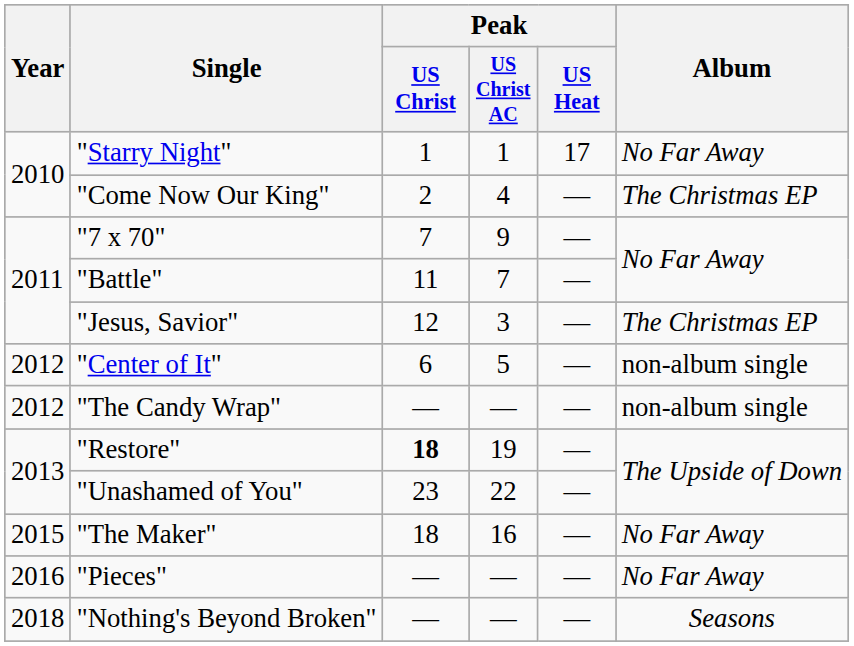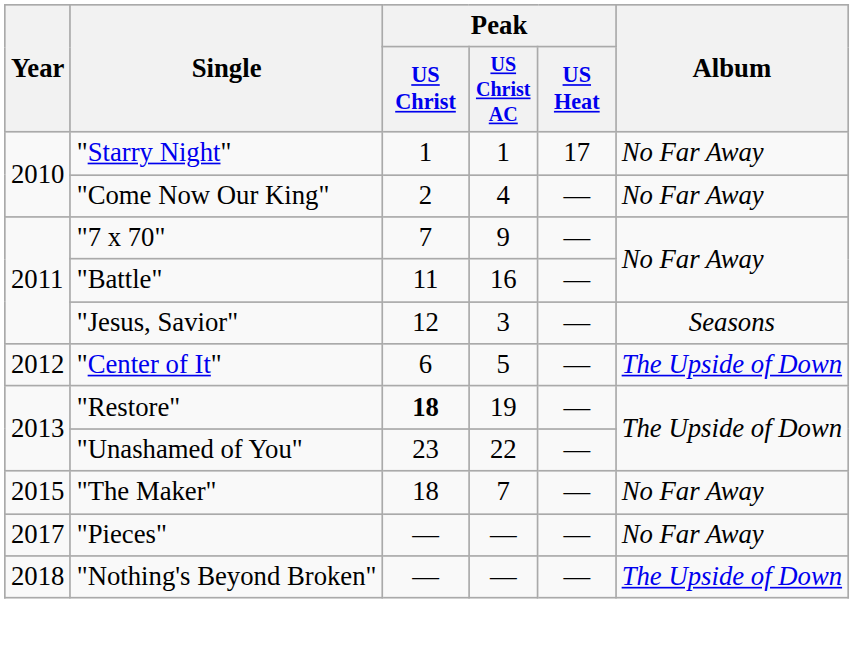(720, 195) The Christmas EP -> (693, 195) No Far Away
(503, 279) 7 -> (503, 279) 16
(720, 322) The Christmas EP -> (732, 322) Seasons
(715, 364) non-album single -> (732, 364) The Upside of Down
- row: (179, 407)
(503, 534) 16 -> (503, 491) 7
(38, 576) 2016 -> (38, 534) 2017
(732, 619) Seasons -> (732, 576) The Upside of Down
